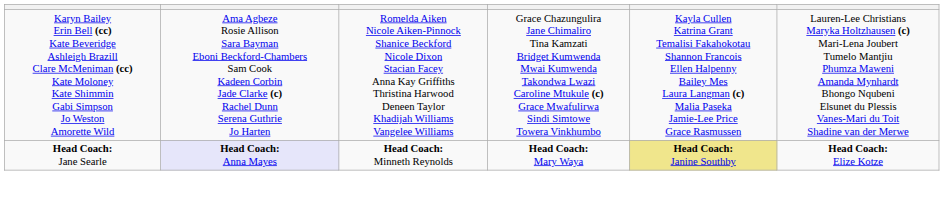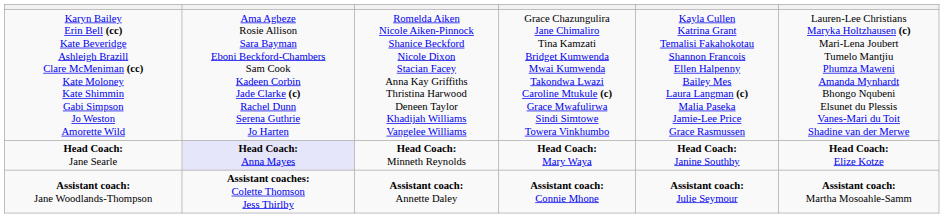(703, 155) khaki background -> (707, 155) no background
+ row: (93, 192)
